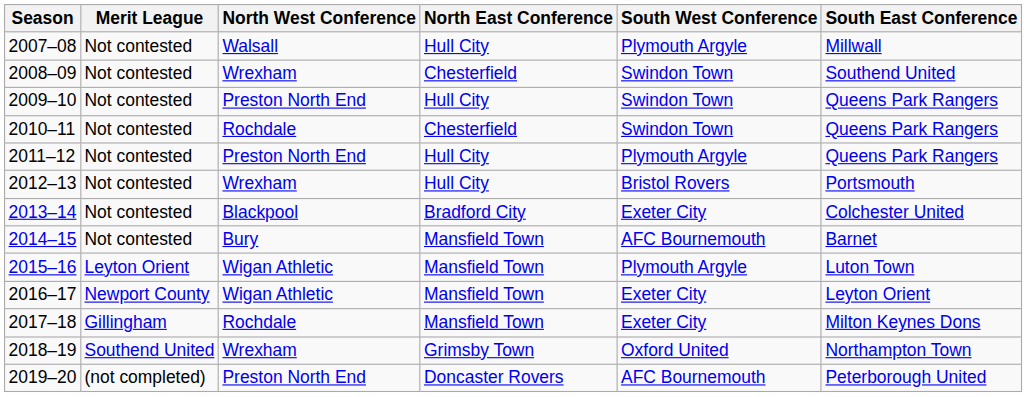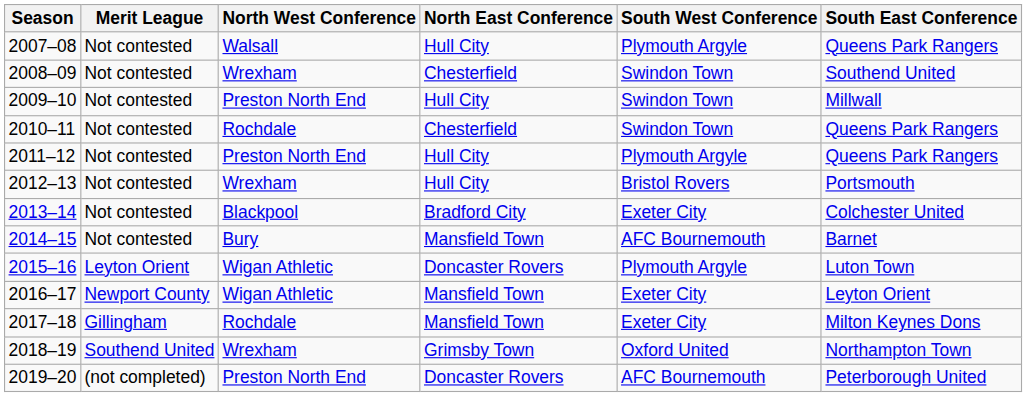(854, 45) Millwall -> (912, 45) Queens Park Rangers
(912, 101) Queens Park Rangers -> (854, 101) Millwall
(484, 267) Mansfield Town -> (494, 267) Doncaster Rovers
